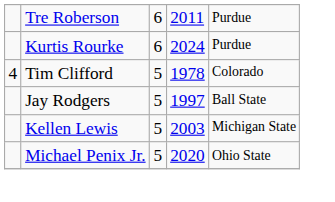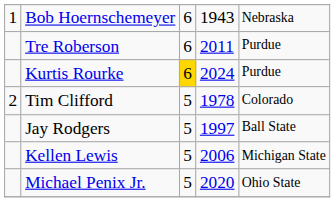+ row: (100, 18)
(158, 45) no background -> (188, 73) gold background
(13, 73) 4 -> (13, 100) 2
(187, 127) 2003 -> (217, 155) 2006
